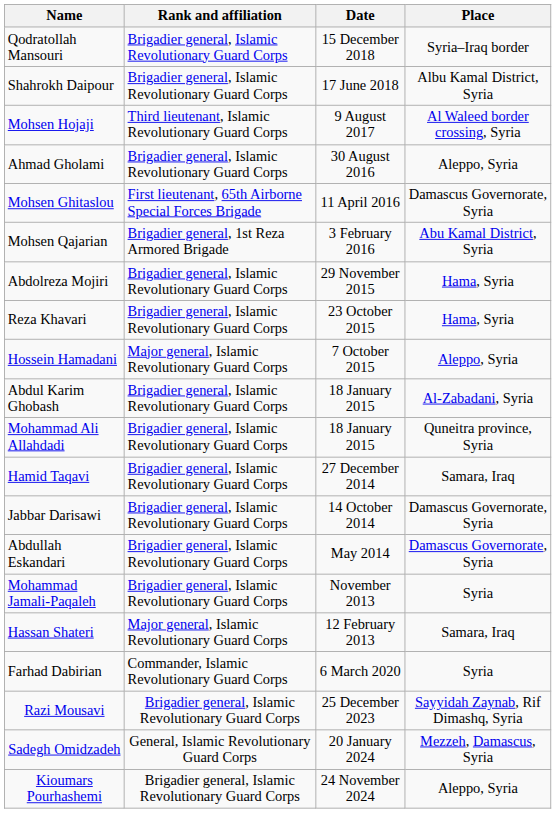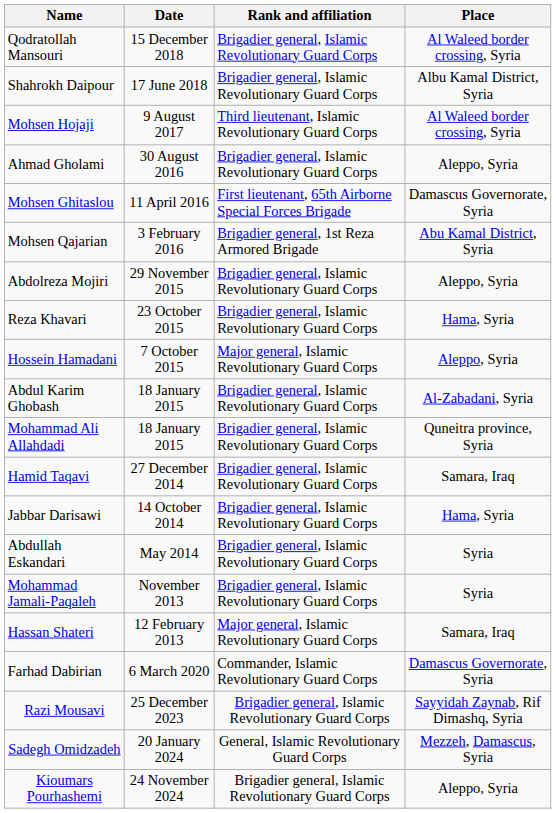columns swapped: (220, 15) <-> (360, 15)
(478, 46) Syria–Iraq border -> (478, 46) Al Waleed border crossing, Syria
(478, 281) Hama, Syria -> (478, 281) Aleppo, Syria
(478, 515) Damascus Governorate, Syria -> (478, 515) Hama, Syria
(478, 554) Damascus Governorate, Syria -> (478, 554) Syria
(478, 671) Syria -> (478, 671) Damascus Governorate, Syria
